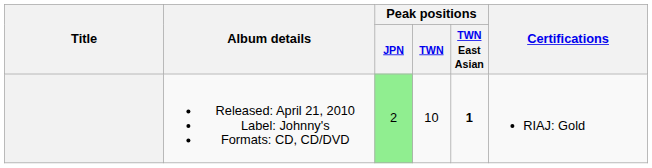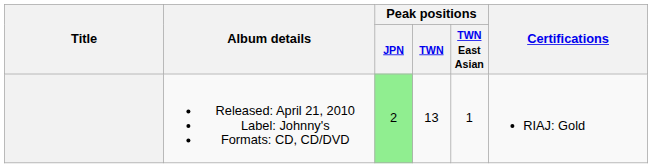(431, 118) 10 -> (431, 118) 13
(469, 118) bold -> (469, 118) normal
